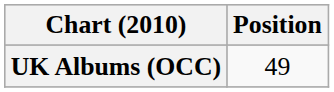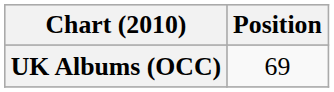(277, 65) 49 -> (277, 65) 69
